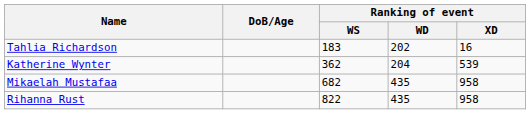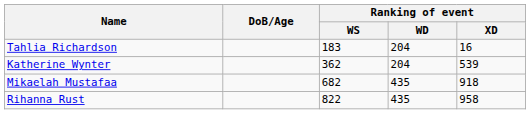(400, 48) 202 -> (400, 48) 204
(469, 83) 958 -> (469, 83) 918
